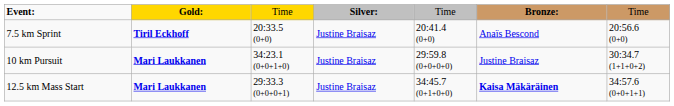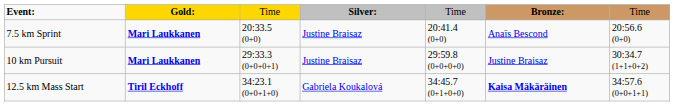(161, 33) Tiril Eckhoff -> (164, 33) Mari Laukkanen
(271, 60) 34:23.1 (0+0+1+0) -> (260, 60) 29:33.3 (0+0+0+1)
(170, 87) Mari Laukkanen -> (155, 87) Tiril Eckhoff
(271, 87) 29:33.3 (0+0+0+1) -> (260, 87) 34:23.1 (0+0+1+0)
(346, 87) Justine Braisaz -> (342, 87) Gabriela Koukalová
